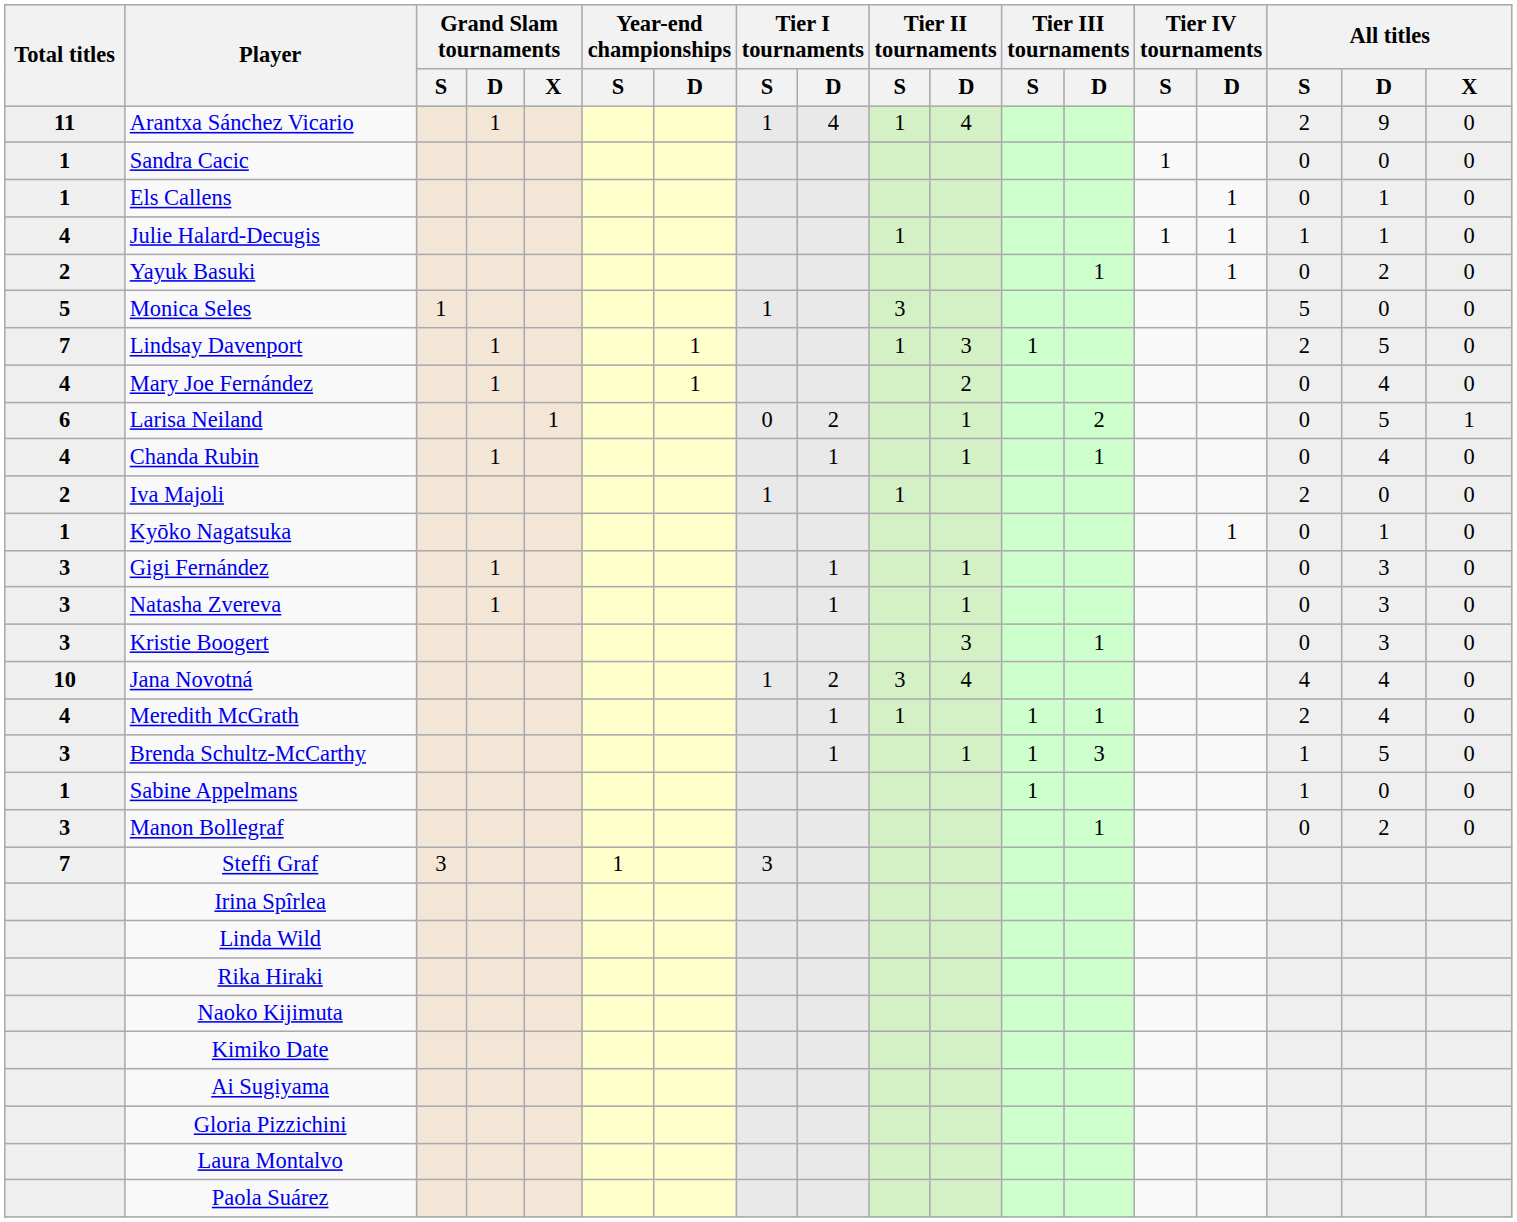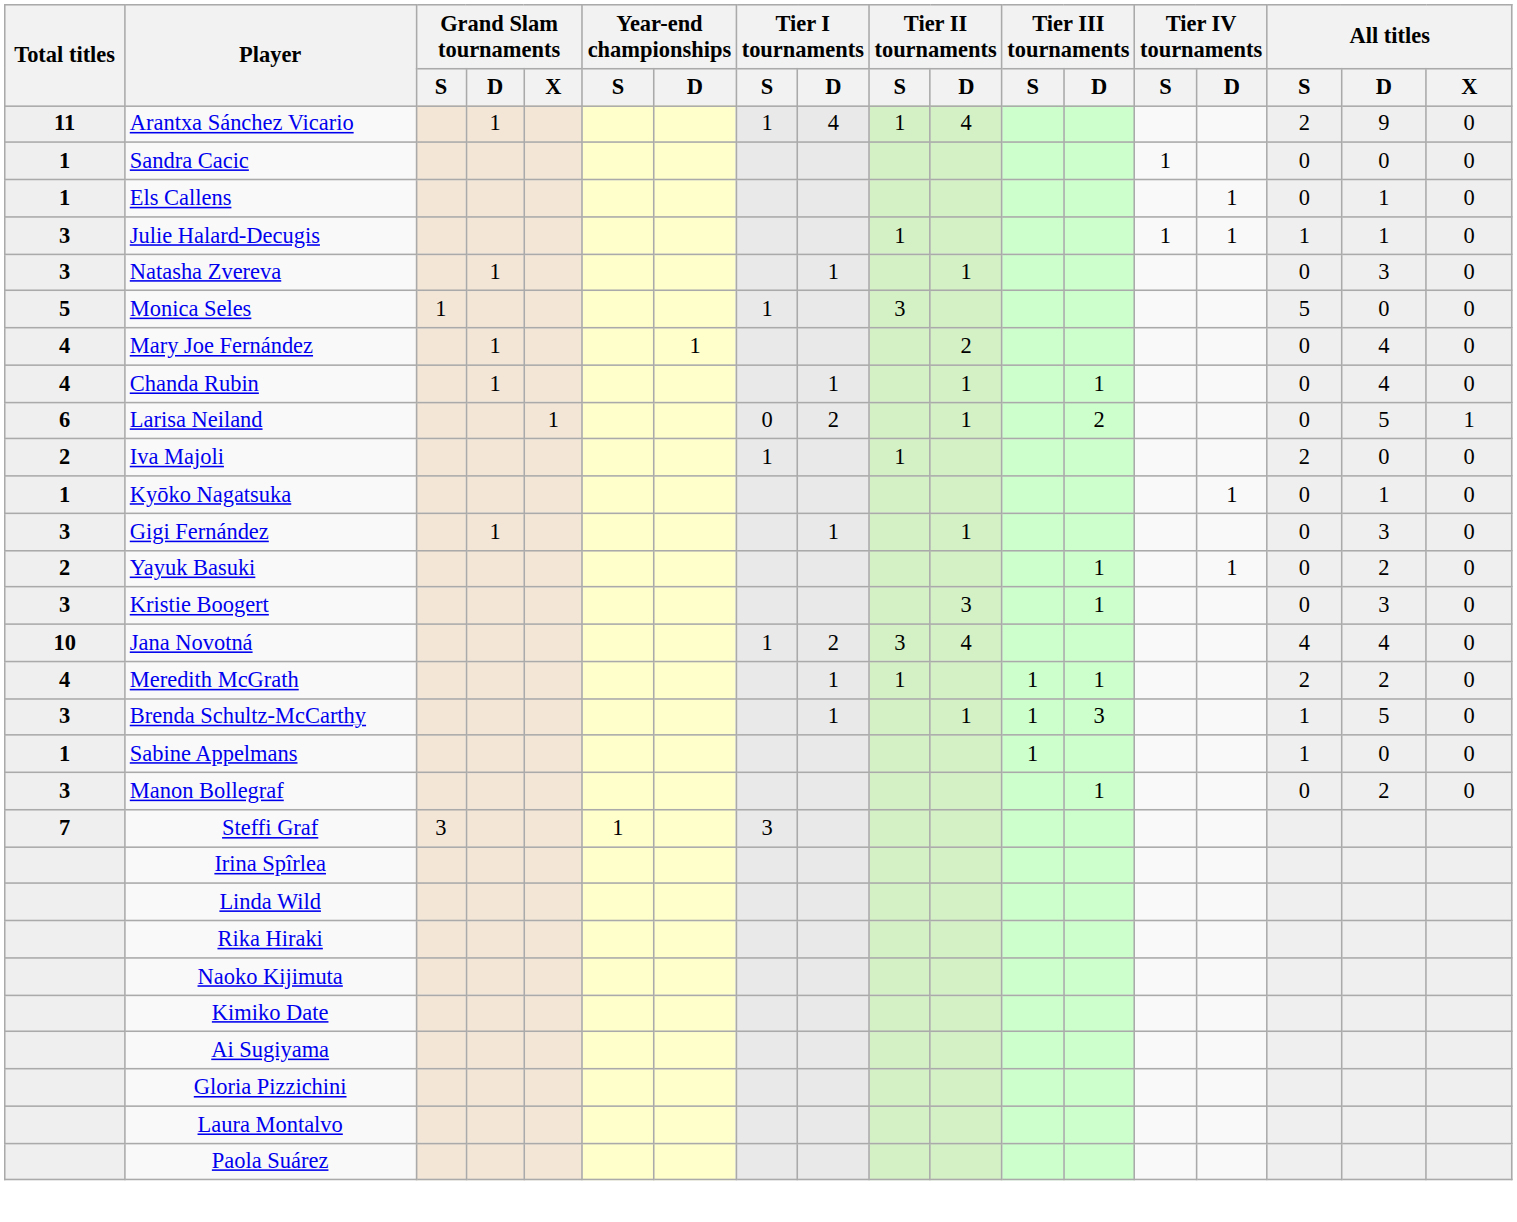(65, 235) 4 -> (65, 235) 3
rows swapped: (193, 272) <-> (206, 605)
- row: (216, 346)
rows swapped: (194, 457) <-> (196, 420)
(1384, 716) 4 -> (1384, 679) 2
